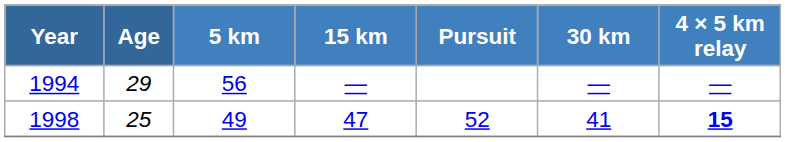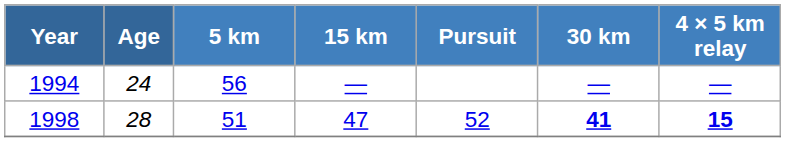(139, 84) 29 -> (139, 84) 24
(139, 119) 25 -> (139, 119) 28
(234, 119) 49 -> (234, 119) 51
(599, 119) normal -> (599, 119) bold
